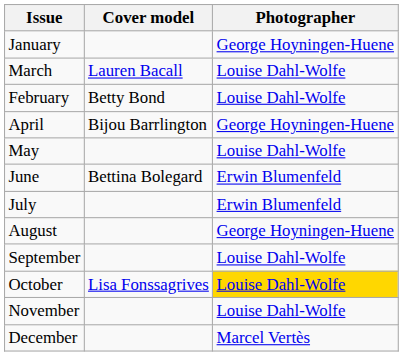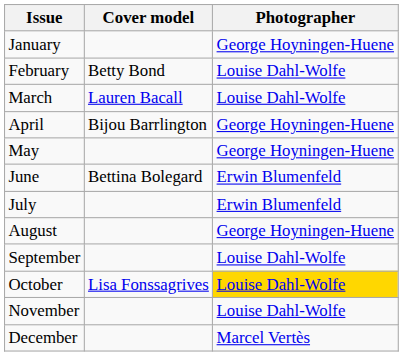rows swapped: (39, 97) <-> (30, 71)
(281, 151) Louise Dahl-Wolfe -> (305, 151) George Hoyningen-Huene
